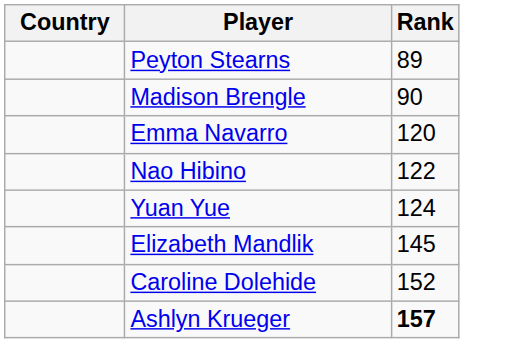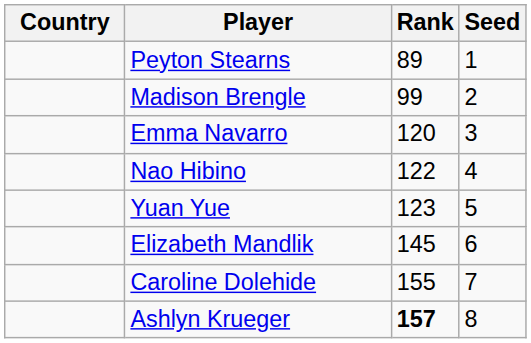+ column: (492, 23)
(410, 97) 90 -> (410, 97) 99
(416, 208) 124 -> (416, 208) 123
(416, 282) 152 -> (416, 282) 155
